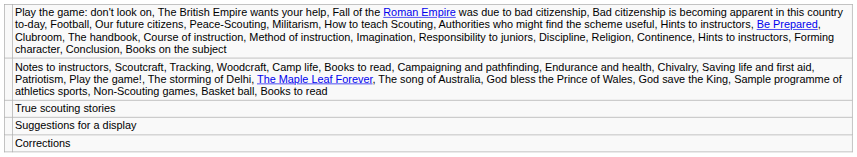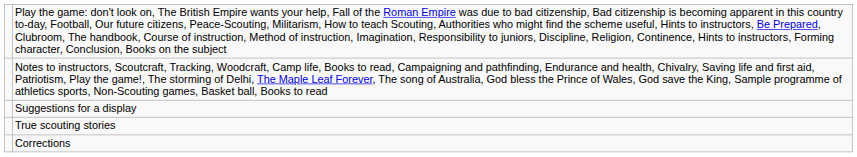rows swapped: (76, 126) <-> (65, 108)
